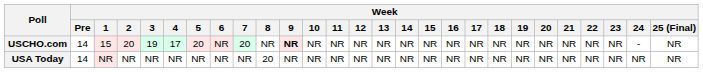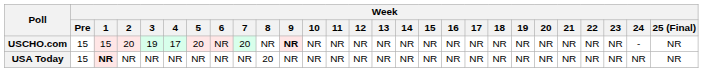(82, 43) 14 -> (82, 43) 15
(82, 59) 14 -> (82, 59) 15
(106, 59) normal -> (106, 59) bold
